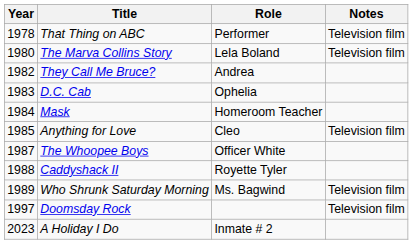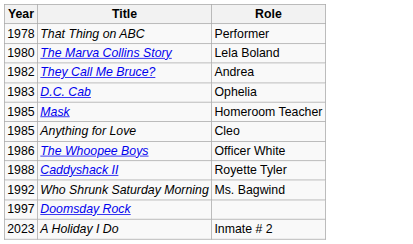- column: (366, 14)
(21, 111) 1984 -> (21, 111) 1985
(21, 151) 1987 -> (21, 151) 1986
(21, 190) 1989 -> (21, 190) 1992
